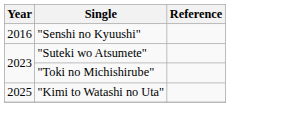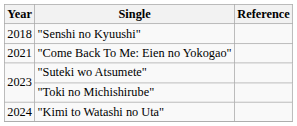(20, 33) 2016 -> (20, 33) 2018
+ row: (135, 53)
(20, 92) 2025 -> (20, 111) 2024
